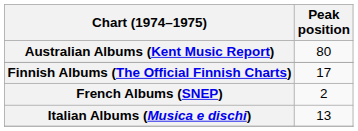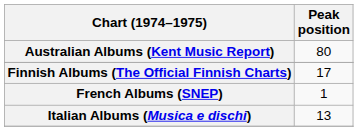(324, 94) 2 -> (324, 94) 1
